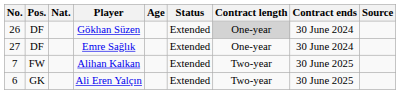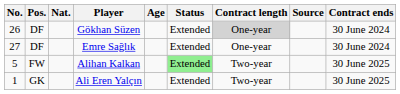columns swapped: (325, 13) <-> (378, 13)
(15, 64) 7 -> (15, 64) 5
(190, 64) no background -> (190, 64) lightgreen background
(15, 81) 6 -> (15, 81) 1
